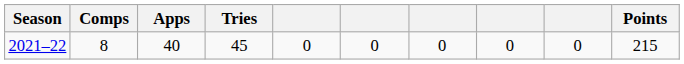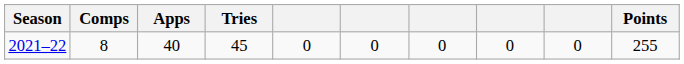(645, 45) 215 -> (645, 45) 255
